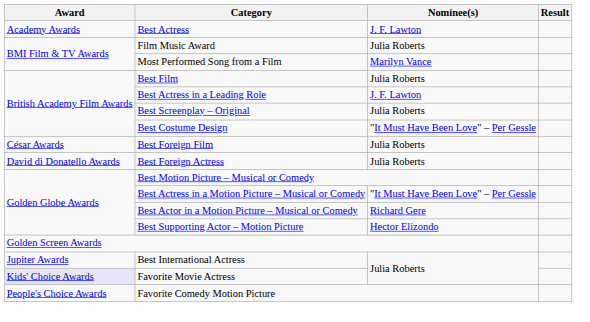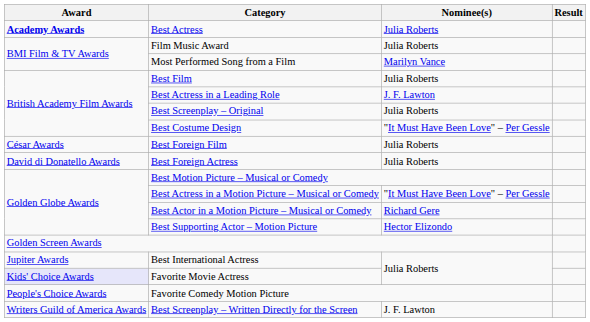(43, 29) normal -> (45, 29) bold
(396, 29) J. F. Lawton -> (411, 29) Julia Roberts
+ row: (254, 309)
